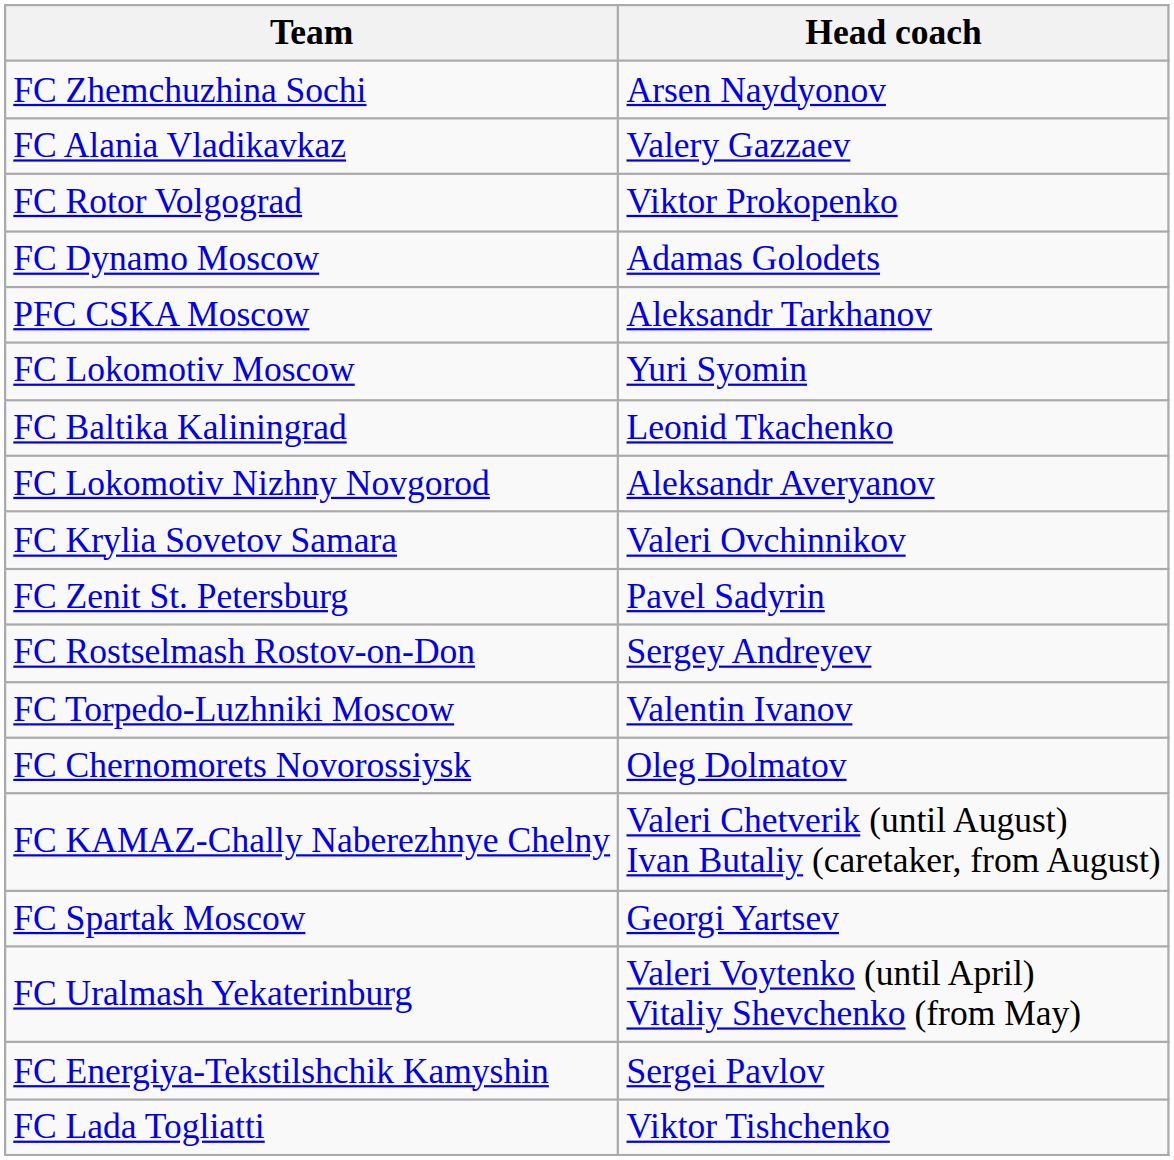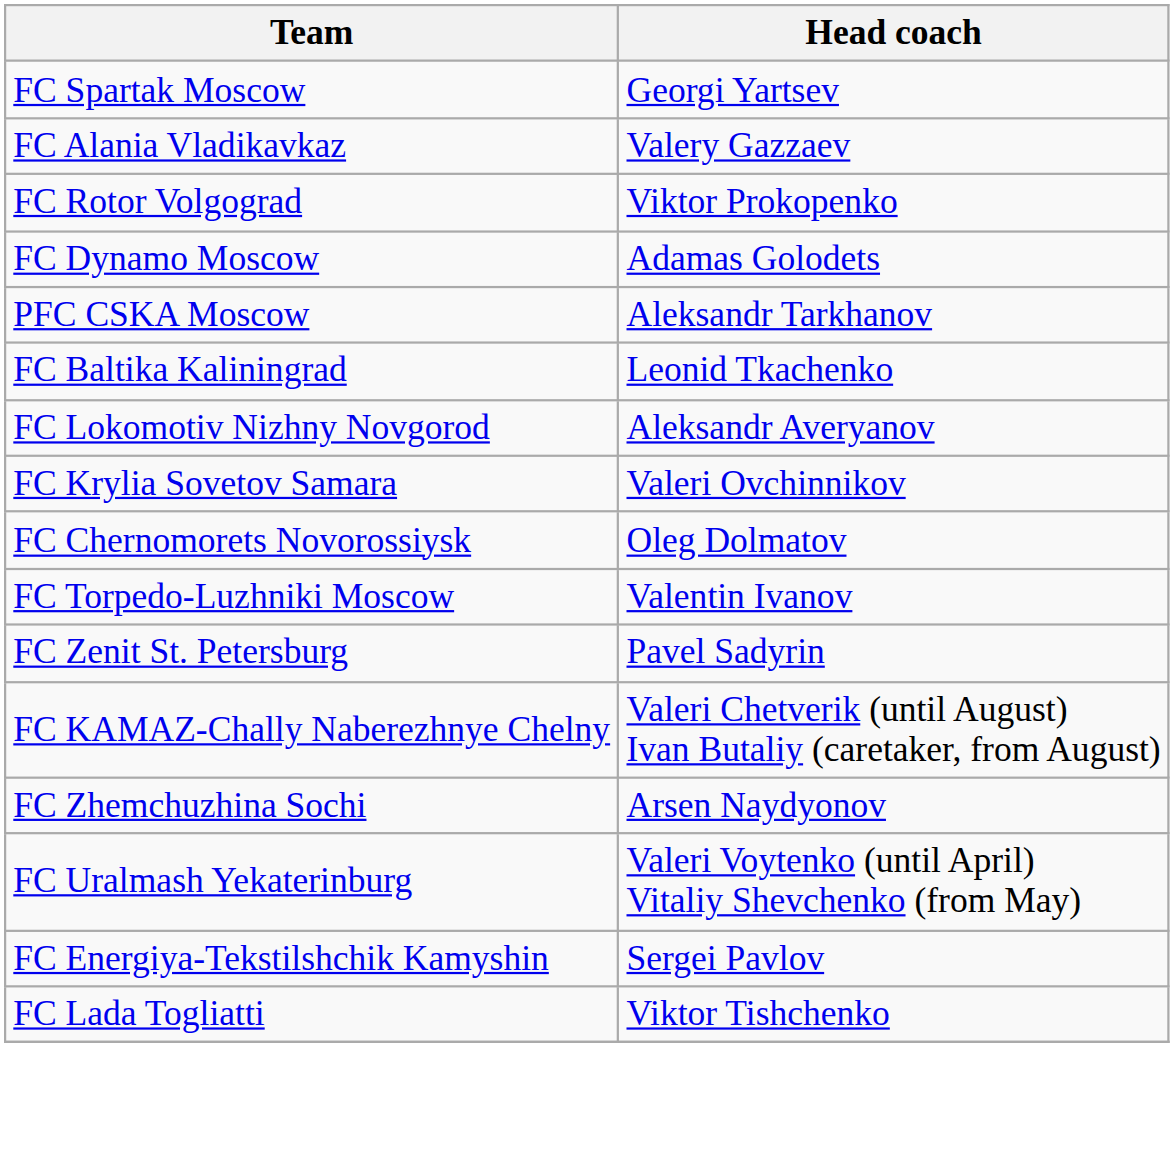rows swapped: (159, 917) <-> (190, 88)
- row: (184, 370)
rows swapped: (181, 595) <-> (242, 764)
- row: (244, 652)
